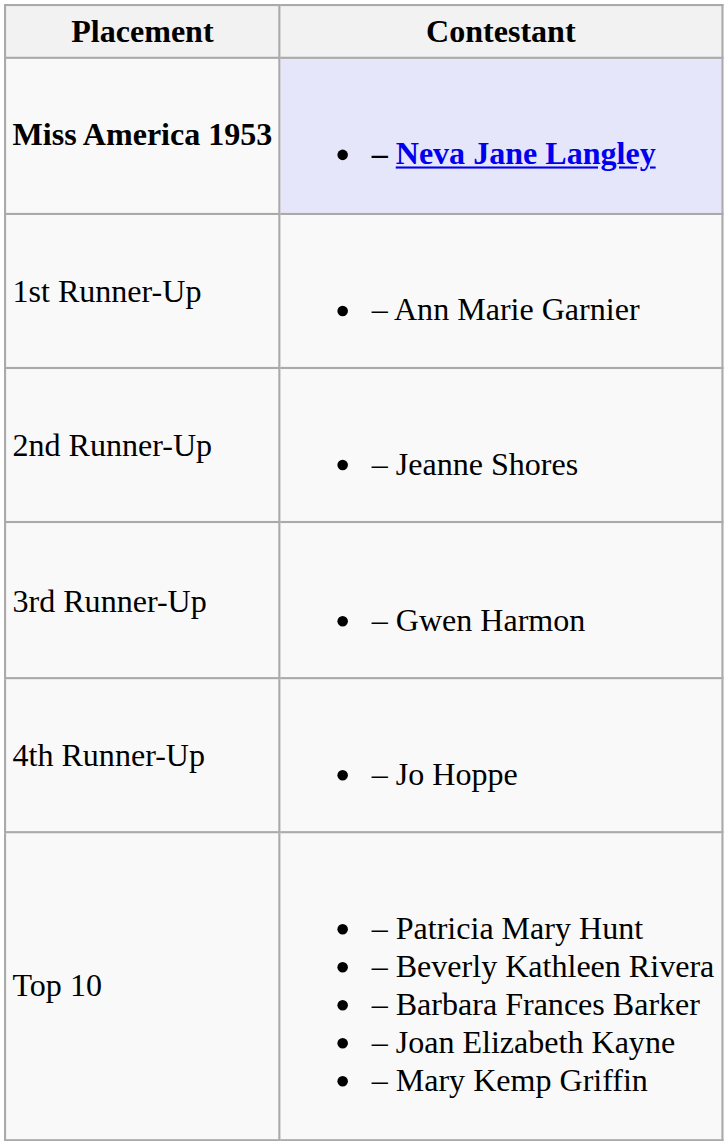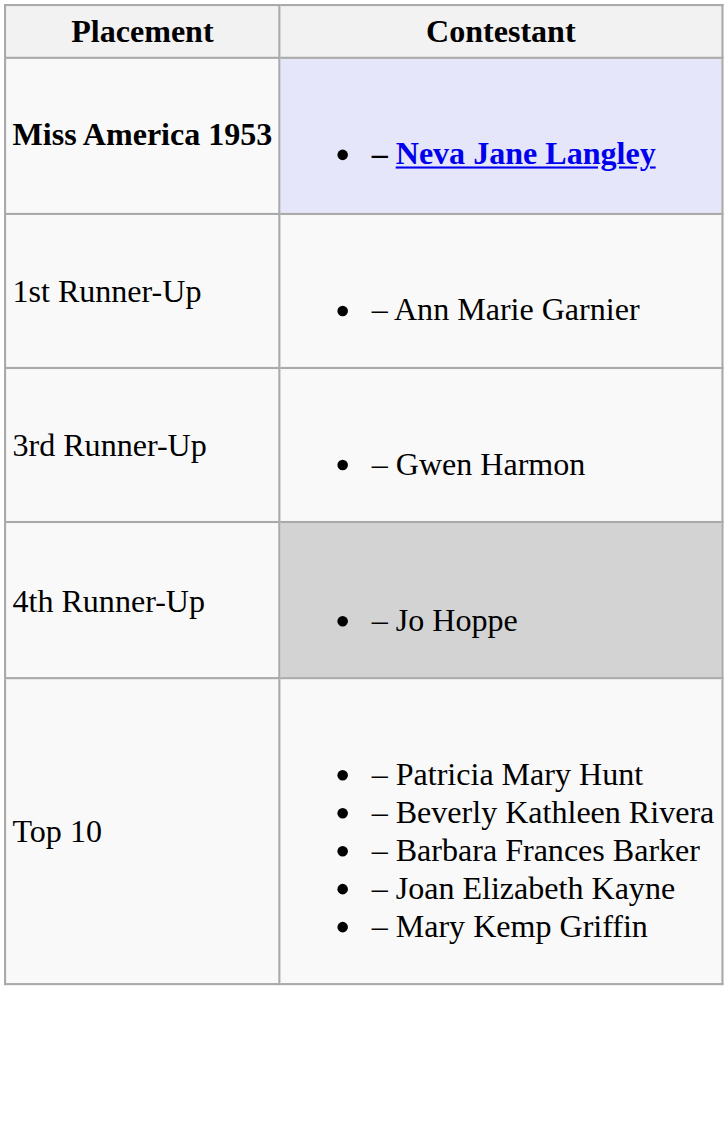- row: (112, 444)
(501, 774) no background -> (501, 619) lightgrey background
